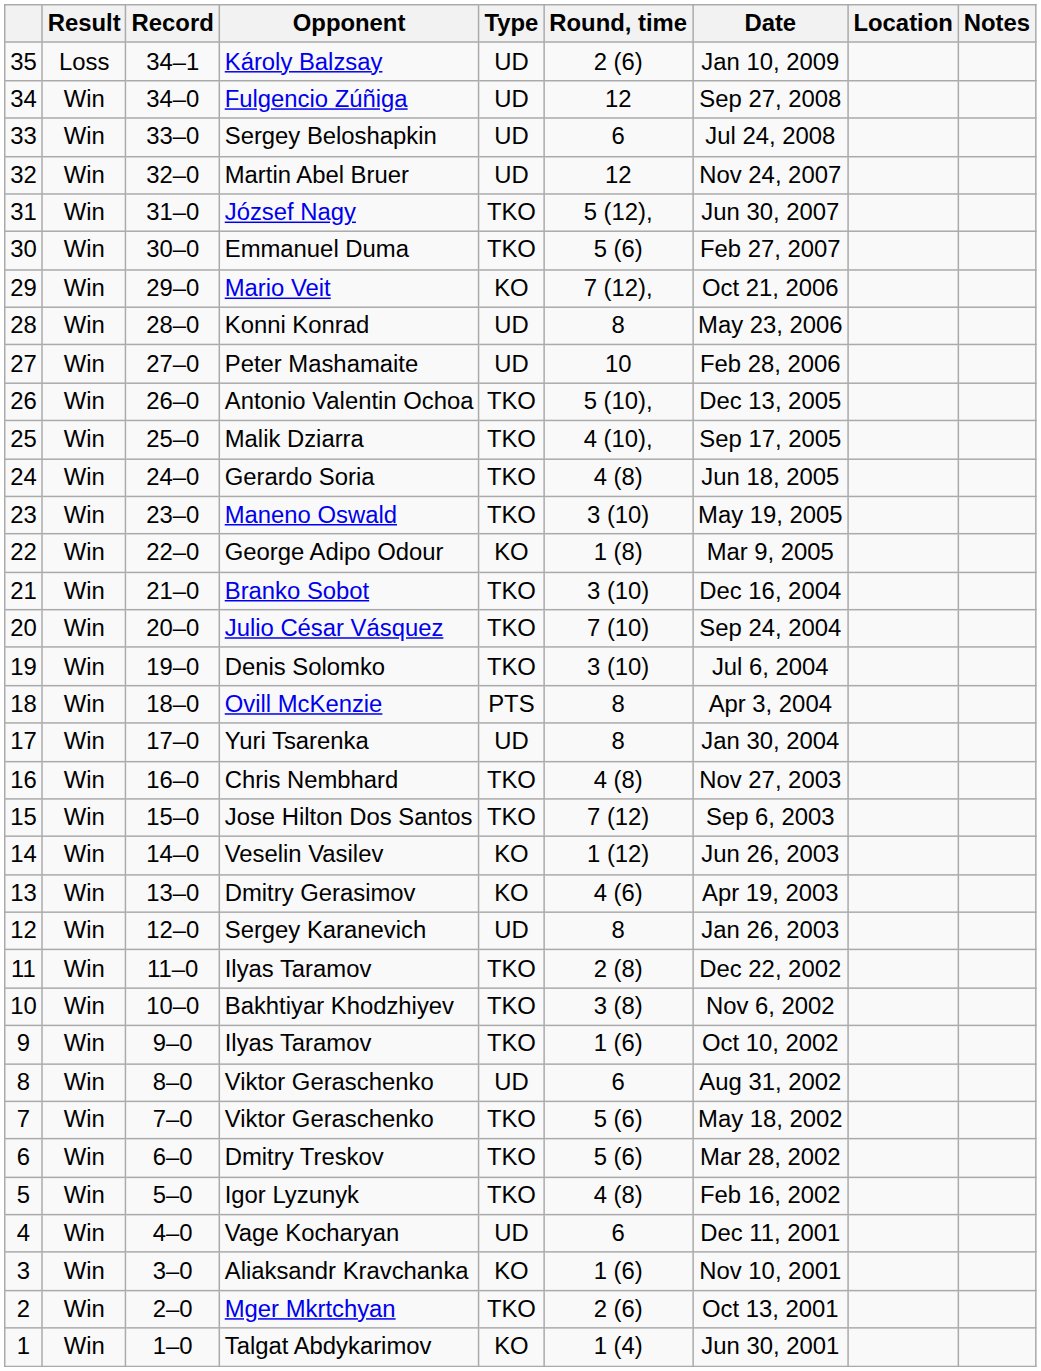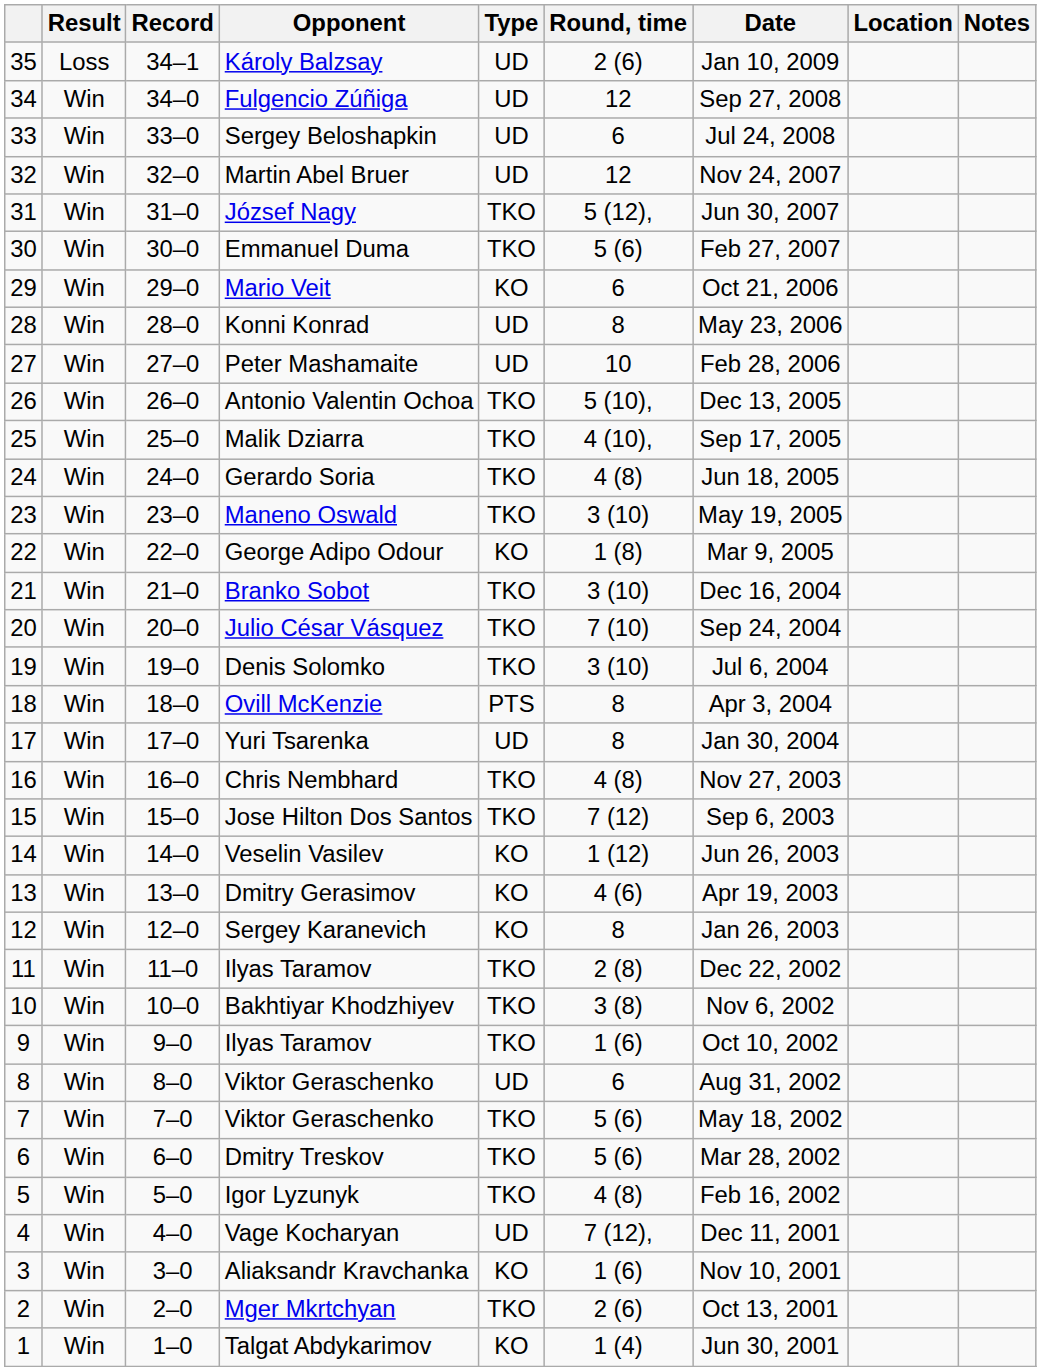(618, 288) 7 (12), -> (618, 288) 6
(511, 930) UD -> (511, 930) KO
(618, 1233) 6 -> (618, 1233) 7 (12),
